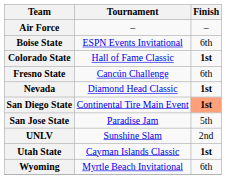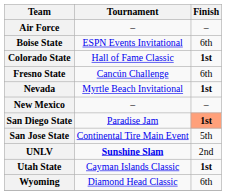(133, 89) Diamond Head Classic -> (133, 89) Myrtle Beach Invitational
+ row: (39, 105)
(133, 105) Continental Tire Main Event -> (133, 120) Paradise Jam
(133, 120) Paradise Jam -> (133, 136) Continental Tire Main Event
(133, 136) normal -> (133, 151) bold
(133, 167) Myrtle Beach Invitational -> (133, 182) Diamond Head Classic
